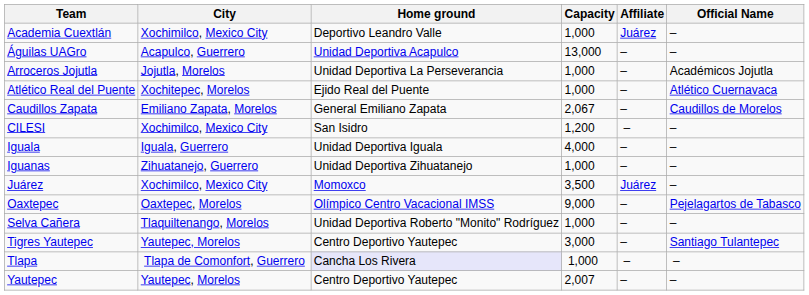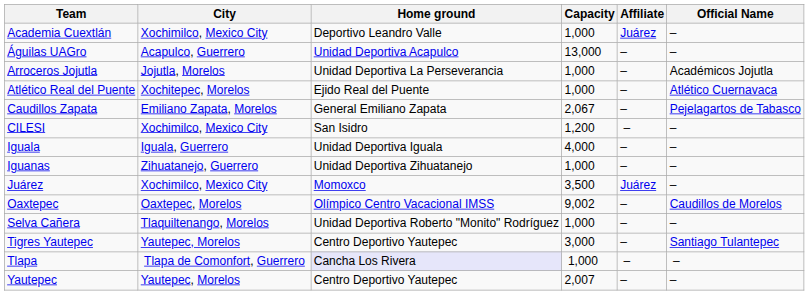(726, 109) Caudillos de Morelos -> (735, 109) Pejelagartos de Tabasco
(580, 204) 9,000 -> (580, 204) 9,002
(735, 204) Pejelagartos de Tabasco -> (726, 204) Caudillos de Morelos
